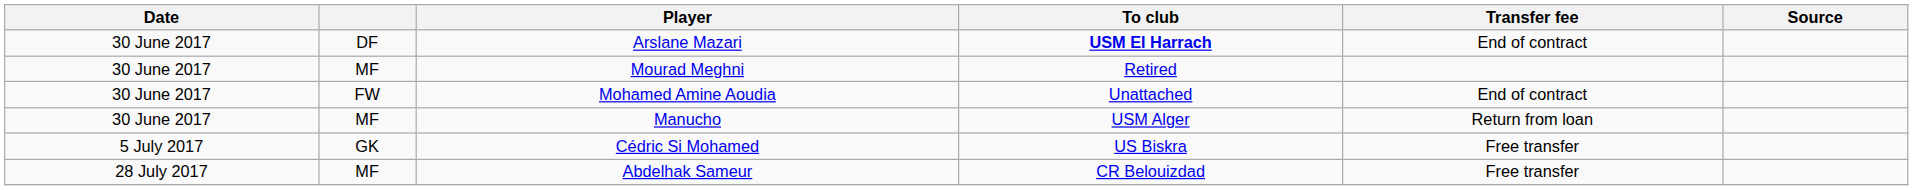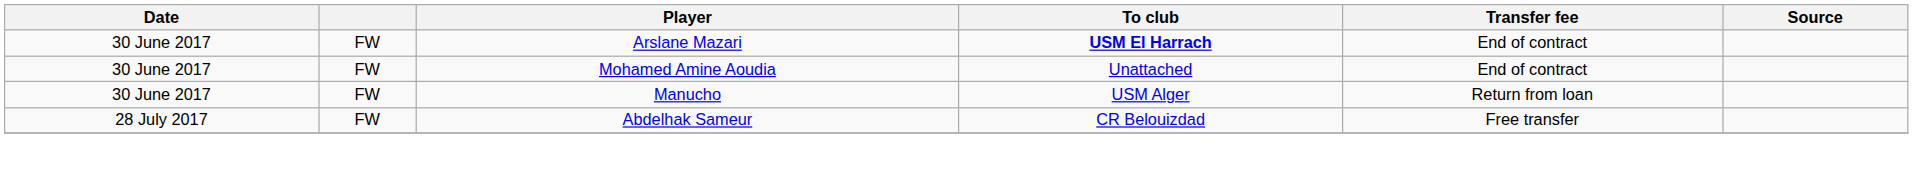(367, 43) DF -> (367, 43) FW
- row: (687, 69)
(367, 120) MF -> (367, 94) FW
- row: (687, 146)
(367, 171) MF -> (367, 120) FW
